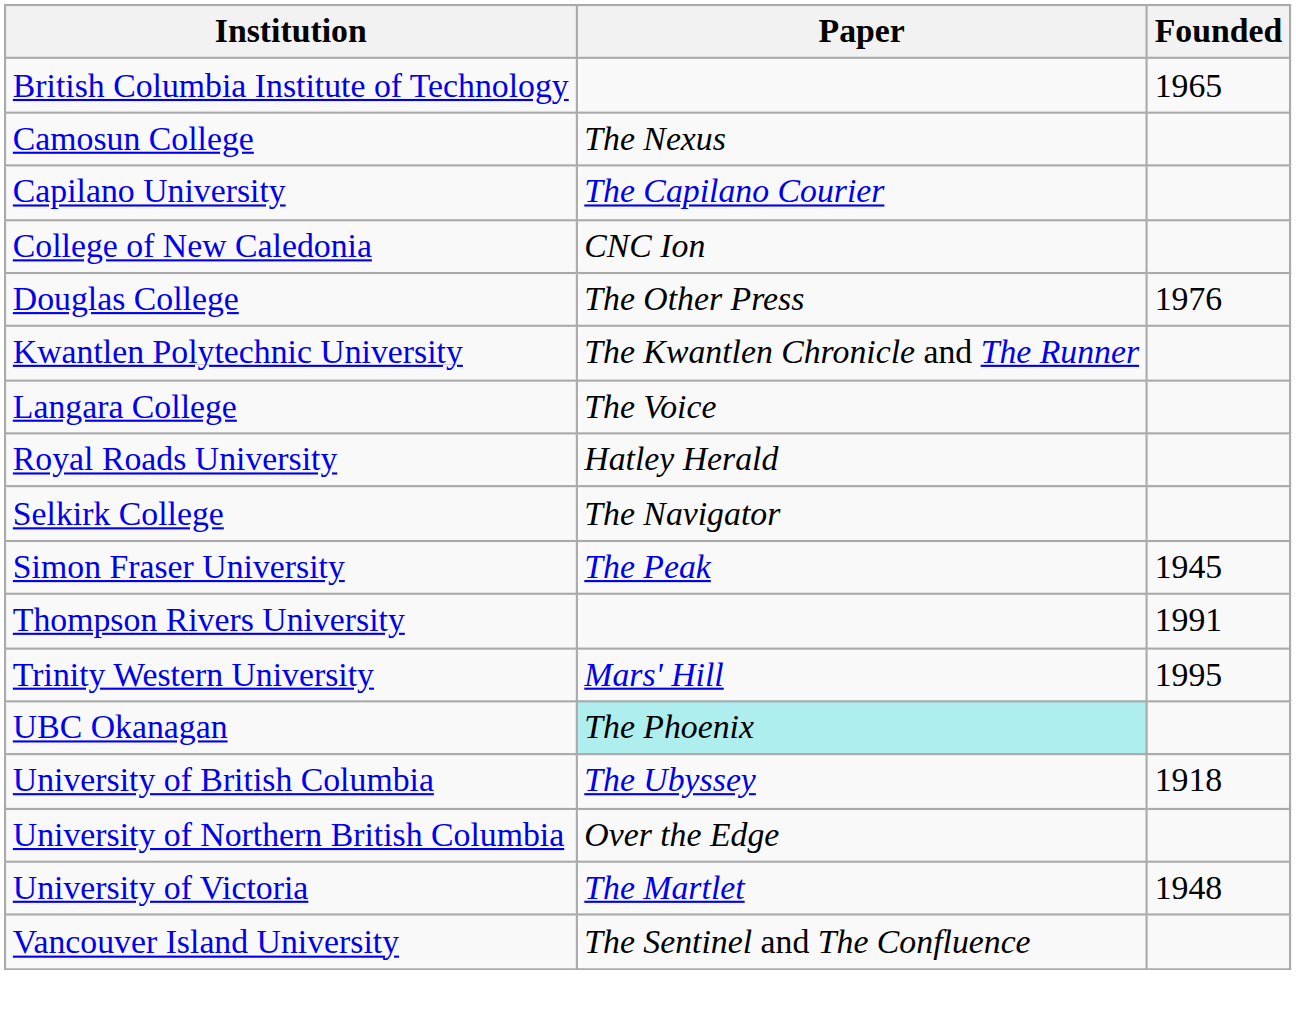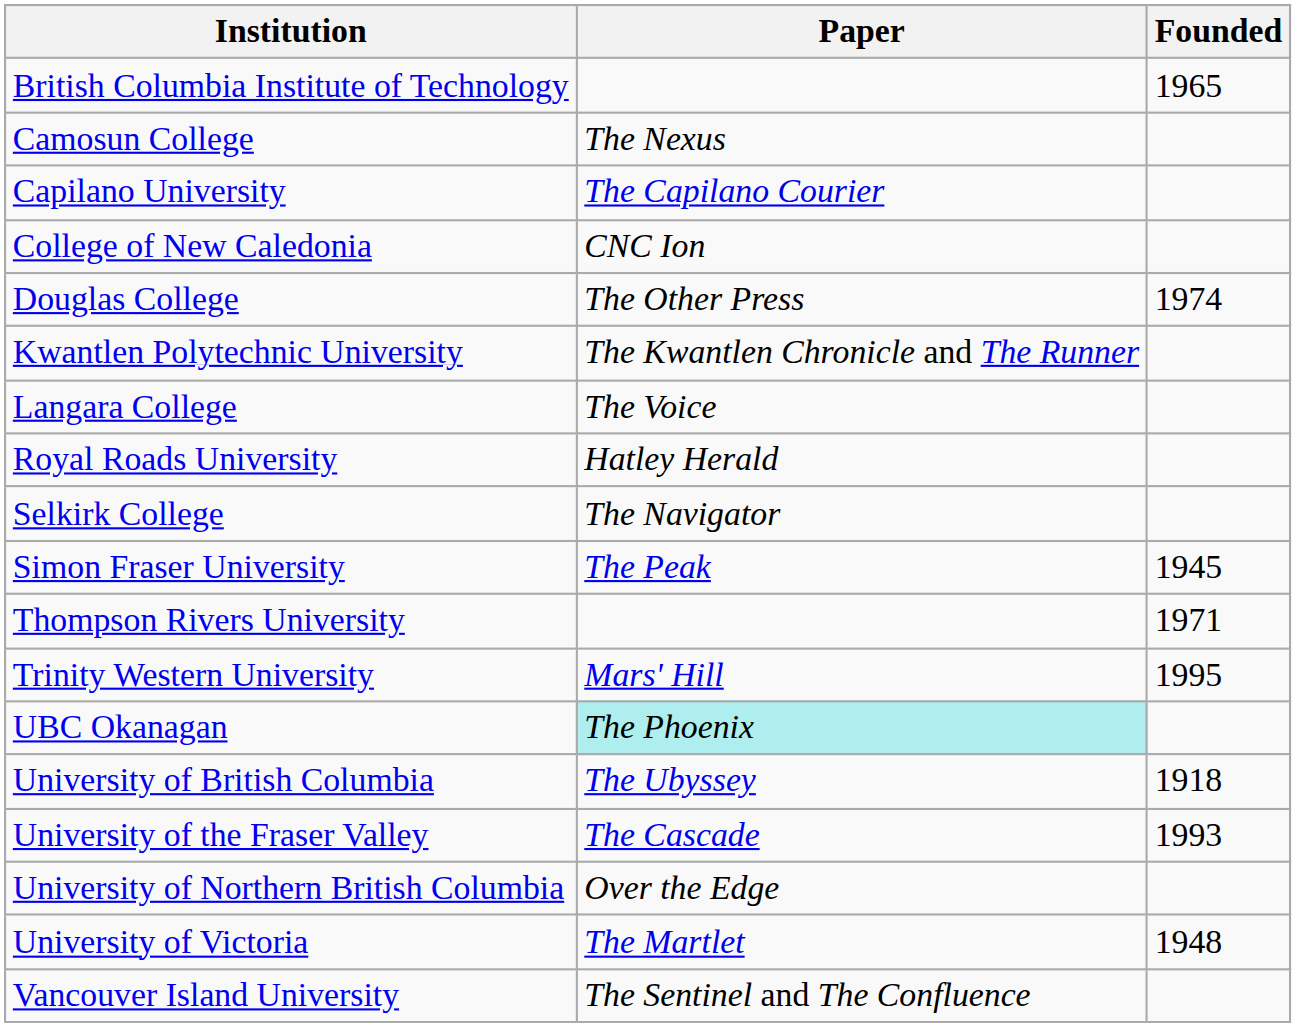(1188, 298) 1976 -> (1188, 298) 1974
(1188, 620) 1991 -> (1188, 620) 1971
+ row: (221, 834)
